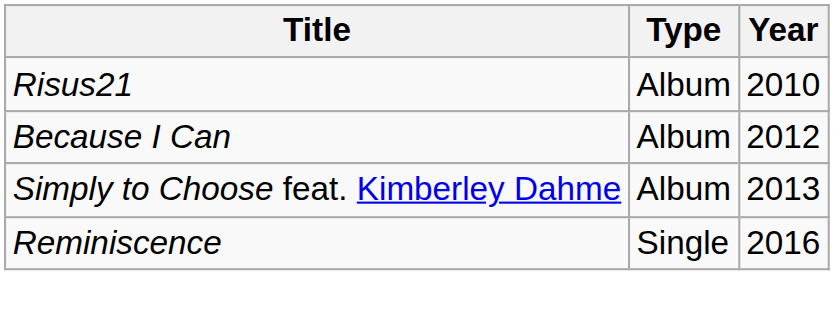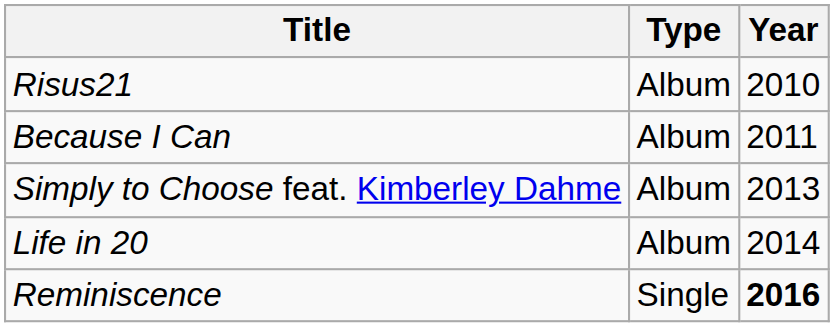(783, 136) 2012 -> (782, 136) 2011
+ row: (80, 242)
(783, 242) normal -> (783, 294) bold
